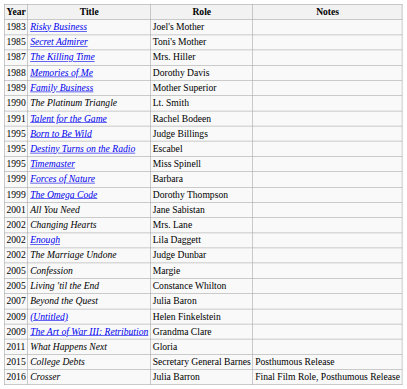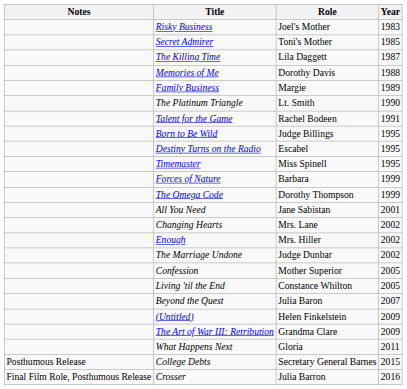columns swapped: (16, 12) <-> (328, 12)
(174, 57) Mrs. Hiller -> (302, 57) Lila Daggett
(185, 88) Mother Superior -> (292, 88) Margie
(177, 240) Lila Daggett -> (300, 240) Mrs. Hiller
(166, 270) Margie -> (310, 270) Mother Superior
